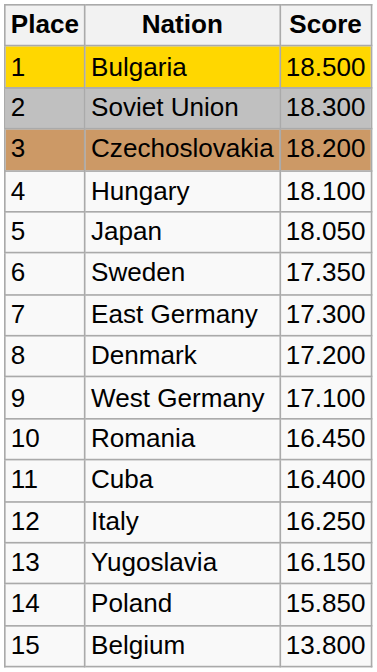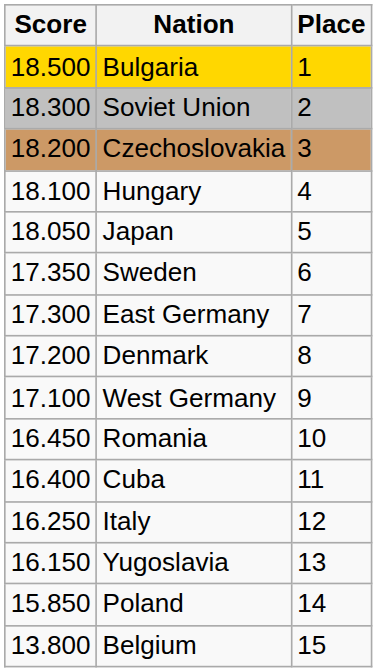columns swapped: (45, 25) <-> (326, 25)
